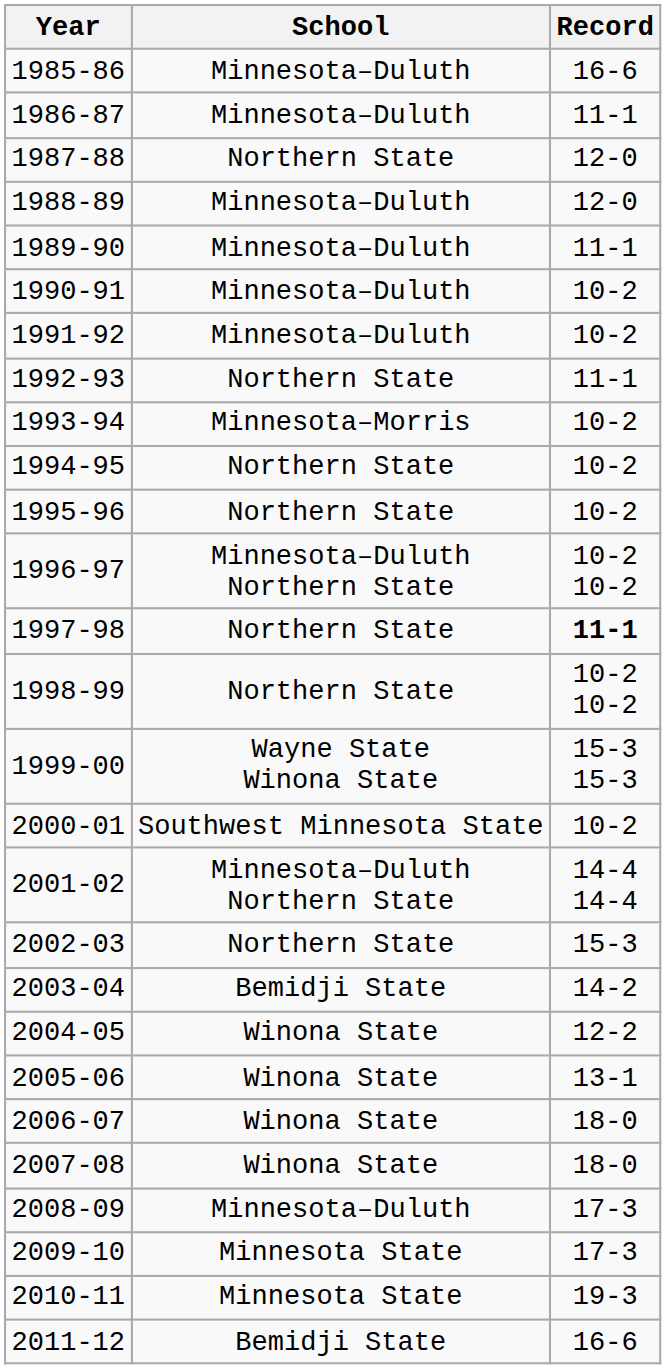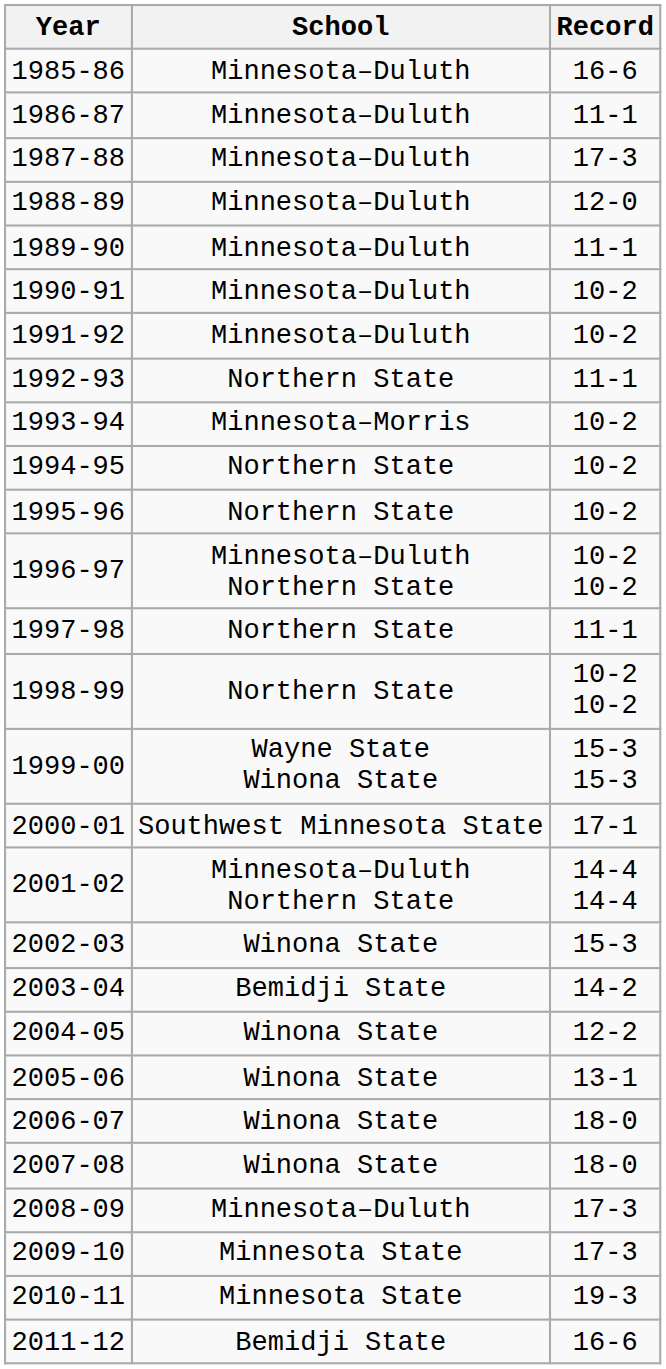(341, 159) Northern State -> (341, 159) Minnesota–Duluth
(605, 159) 12-0 -> (605, 159) 17-3
(605, 631) bold -> (605, 631) normal
(605, 826) 10-2 -> (605, 826) 17-1
(341, 945) Northern State -> (341, 945) Winona State
